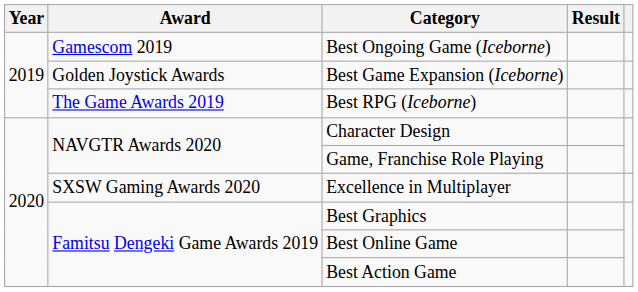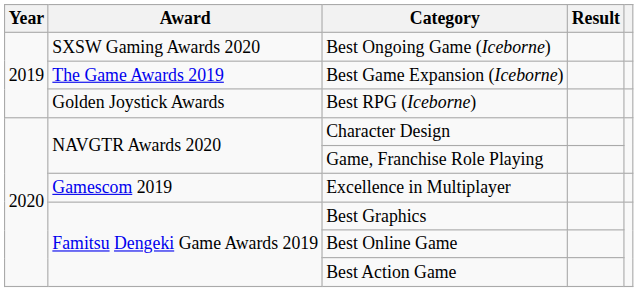(112, 46) Gamescom 2019 -> (156, 46) SXSW Gaming Awards 2020
(138, 74) Golden Joystick Awards -> (138, 74) The Game Awards 2019
(138, 103) The Game Awards 2019 -> (138, 103) Golden Joystick Awards
(156, 187) SXSW Gaming Awards 2020 -> (112, 187) Gamescom 2019
